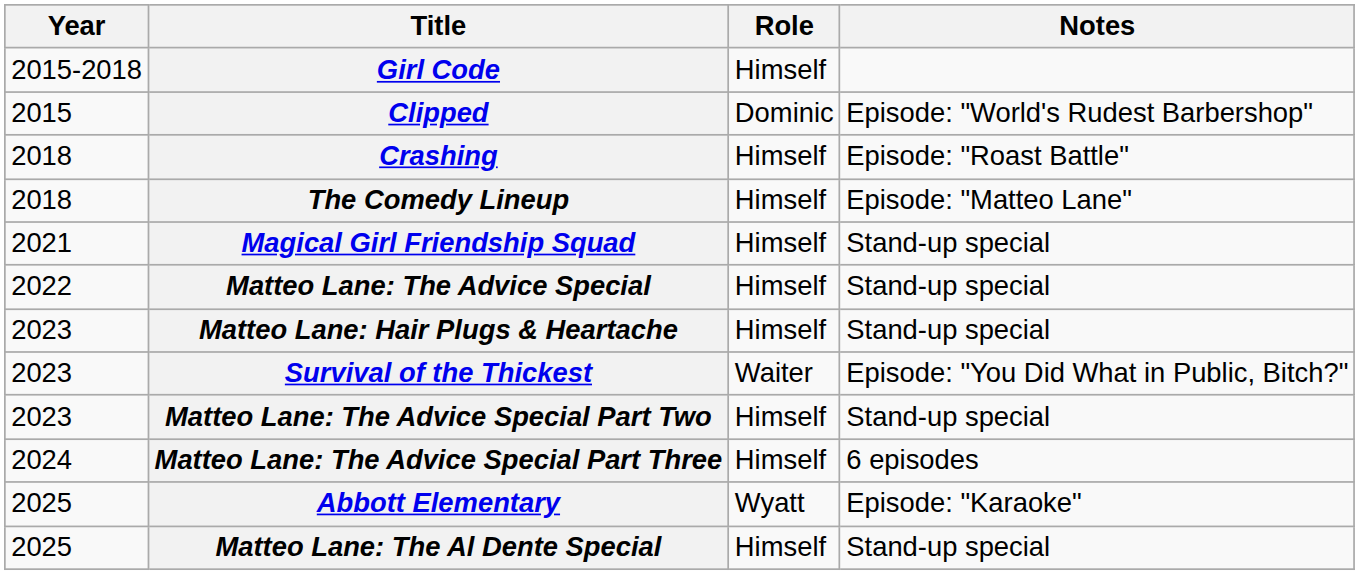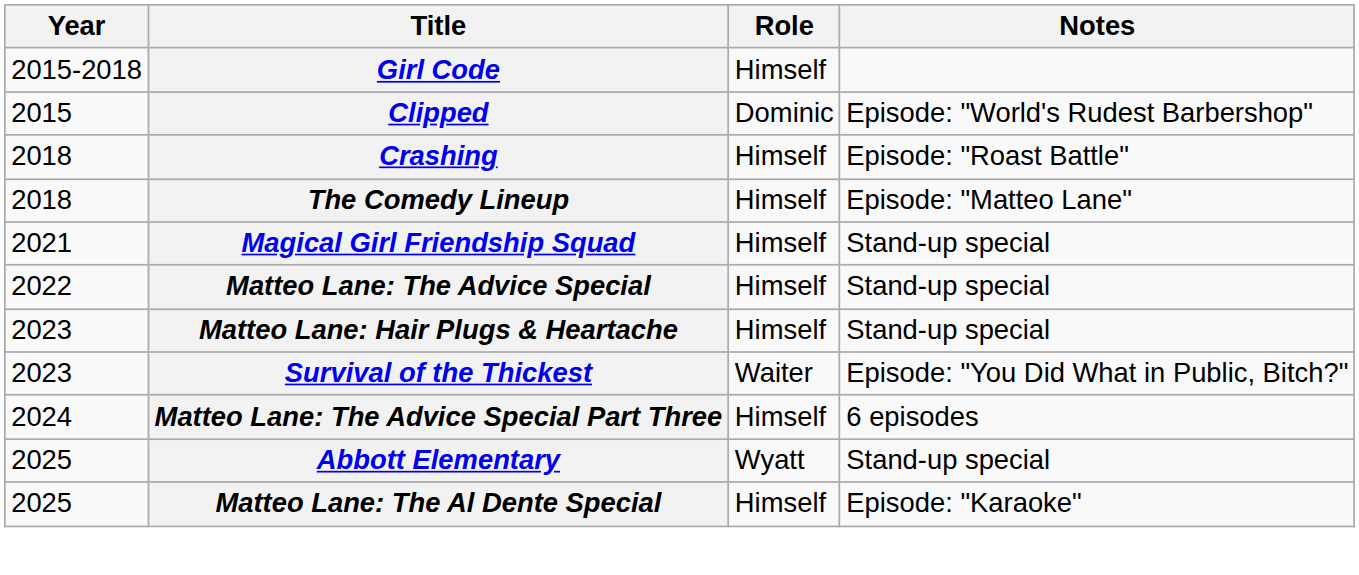- row: (438, 416)
(964, 503) Episode: "Karaoke" -> (948, 460) Stand-up special
(948, 546) Stand-up special -> (964, 503) Episode: "Karaoke"
